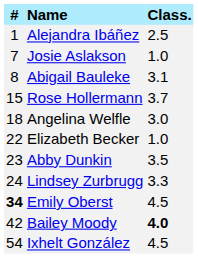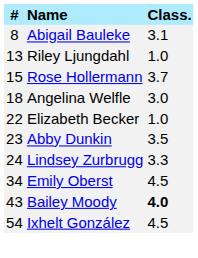- row: (83, 35)
- row: (76, 56)
+ row: (78, 56)
(14, 202) bold -> (14, 181) normal
(14, 222) 42 -> (14, 202) 43
